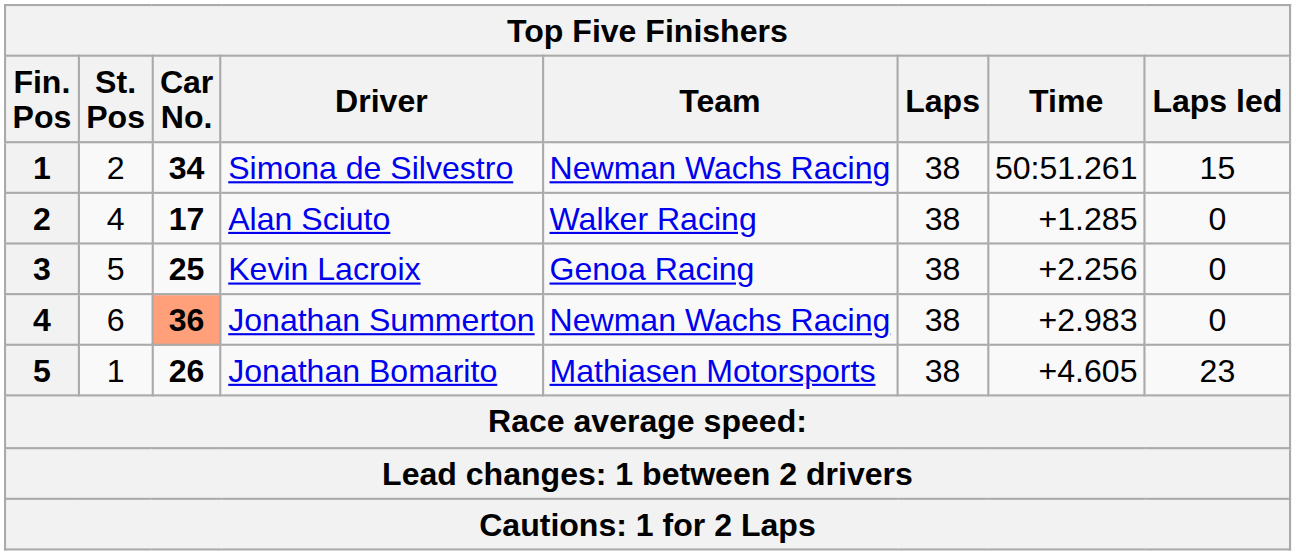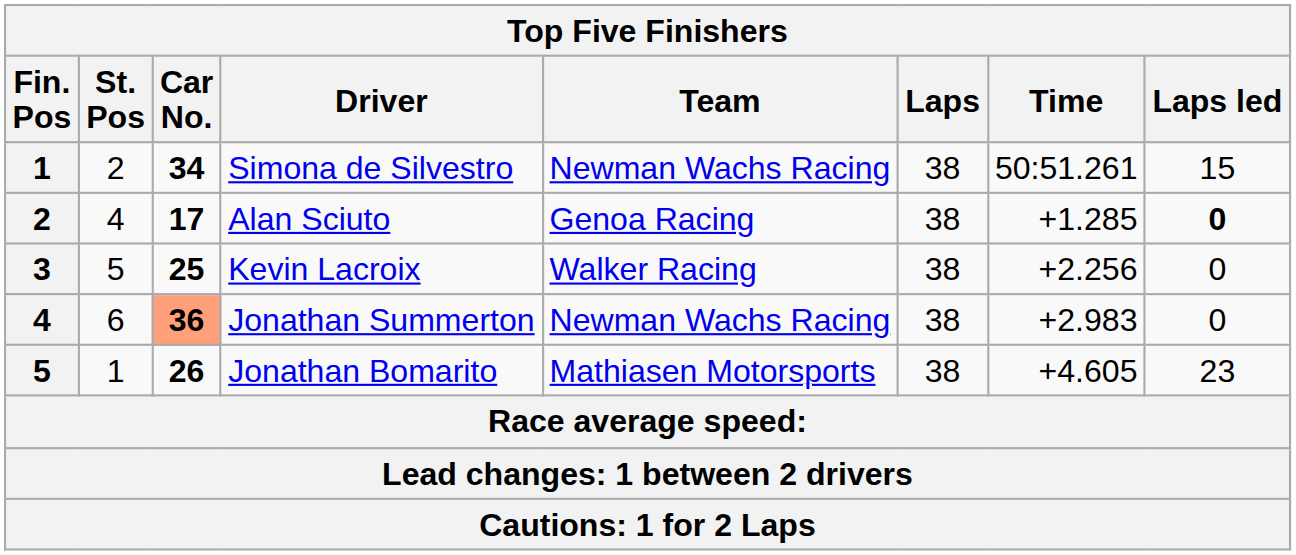(653, 219) Walker Racing -> (652, 219) Genoa Racing
(1217, 219) normal -> (1217, 219) bold
(652, 270) Genoa Racing -> (653, 270) Walker Racing
